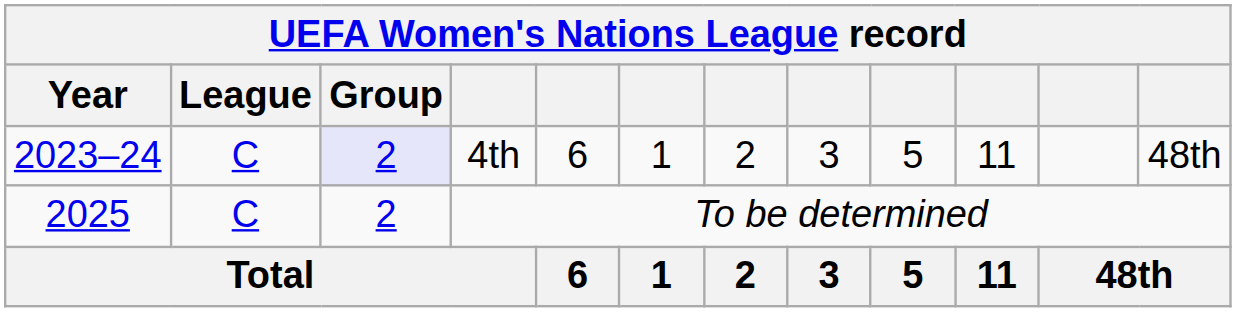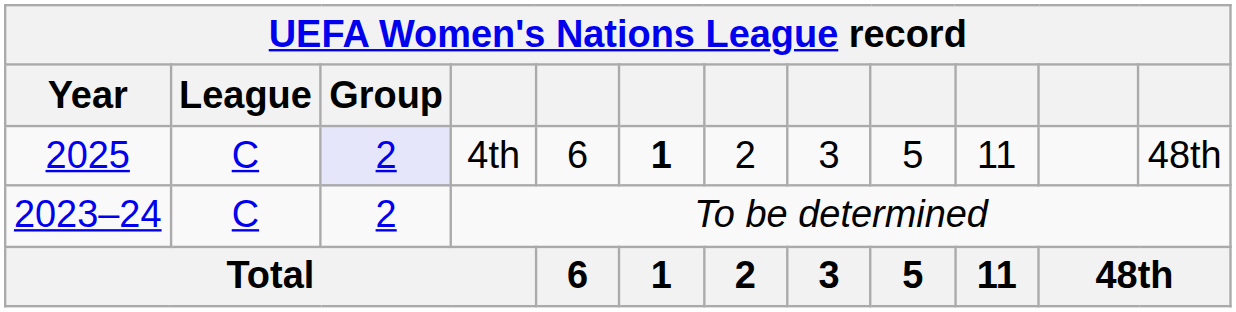(88, 154) 2023–24 -> (88, 154) 2025
(661, 154) normal -> (661, 154) bold
(88, 214) 2025 -> (88, 214) 2023–24
